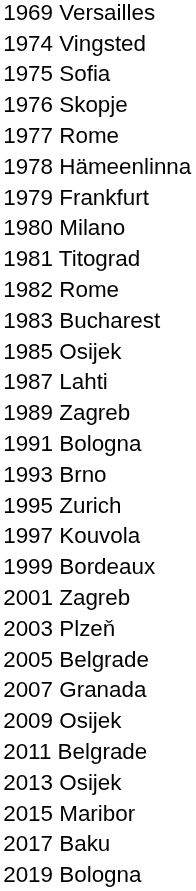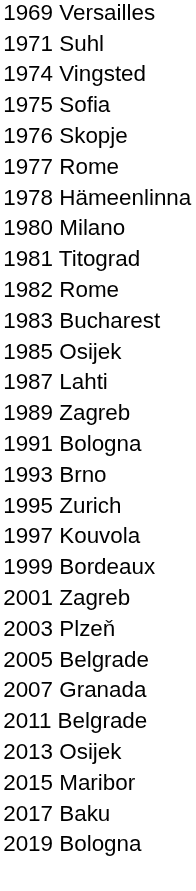+ row: (54, 43)
- row: (76, 197)
- row: (62, 720)
